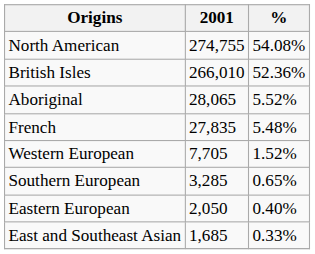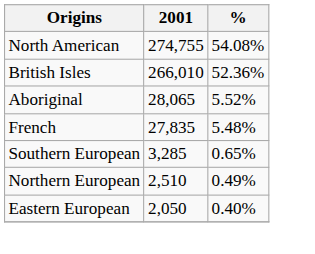- row: (71, 153)
+ row: (74, 181)
- row: (95, 235)
